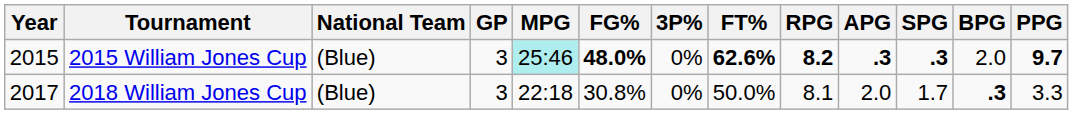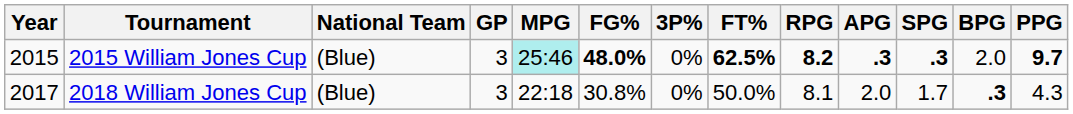(744, 57) 62.6% -> (744, 57) 62.5%
(1047, 92) 3.3 -> (1047, 92) 4.3
